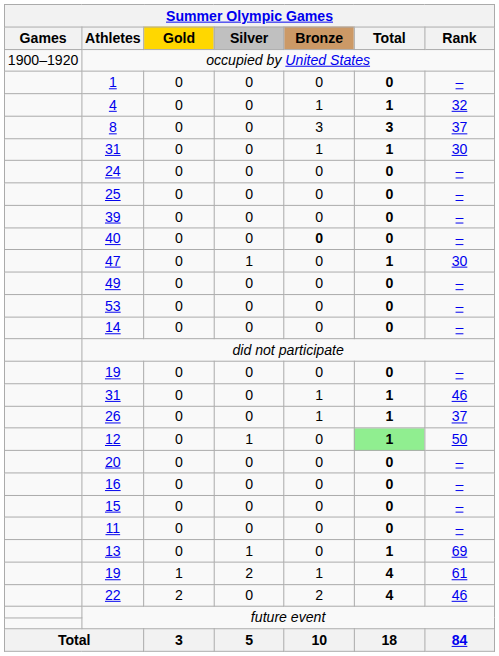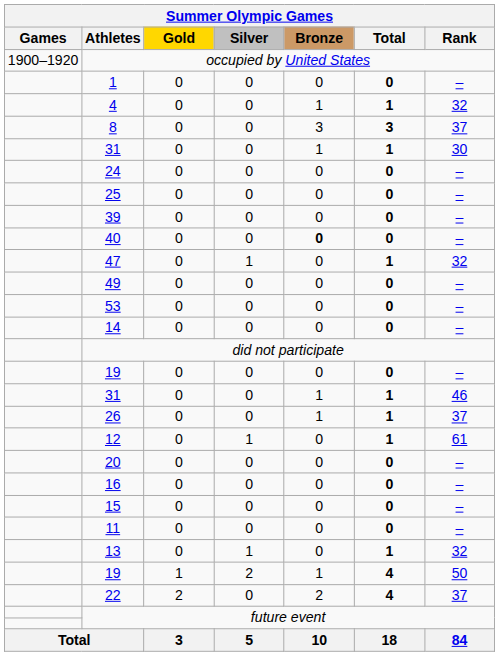(459, 261) 30 -> (459, 261) 32
(389, 440) lightgreen background -> (389, 440) no background
(459, 440) 50 -> (459, 440) 61
(459, 551) 69 -> (459, 551) 32
(459, 573) 61 -> (459, 573) 50
(459, 596) 46 -> (459, 596) 37
